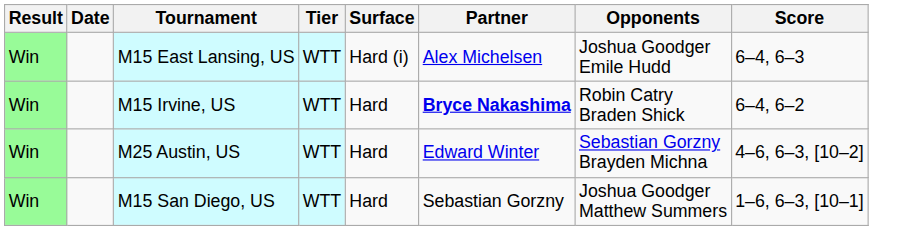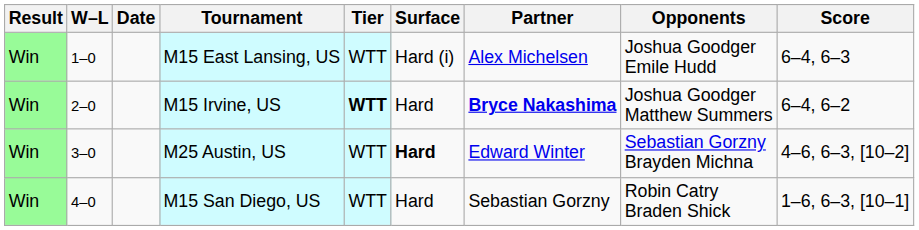+ column: (90, 18)
(322, 104) normal -> (368, 104) bold
(632, 104) Robin Catry Braden Shick -> (699, 104) Joshua Goodger Matthew Summers
(369, 153) normal -> (415, 153) bold
(653, 201) Joshua Goodger Matthew Summers -> (678, 201) Robin Catry Braden Shick
